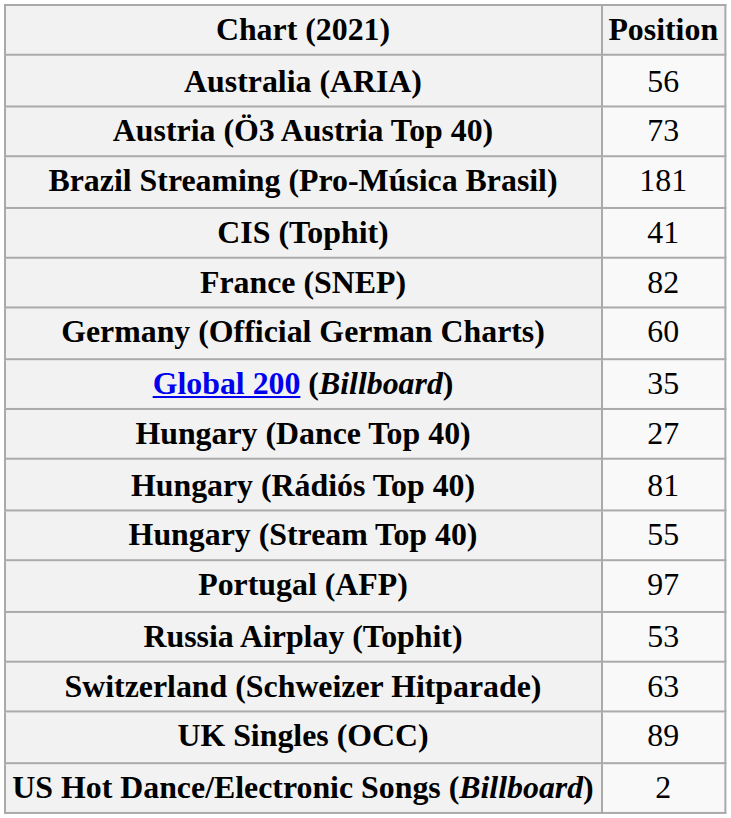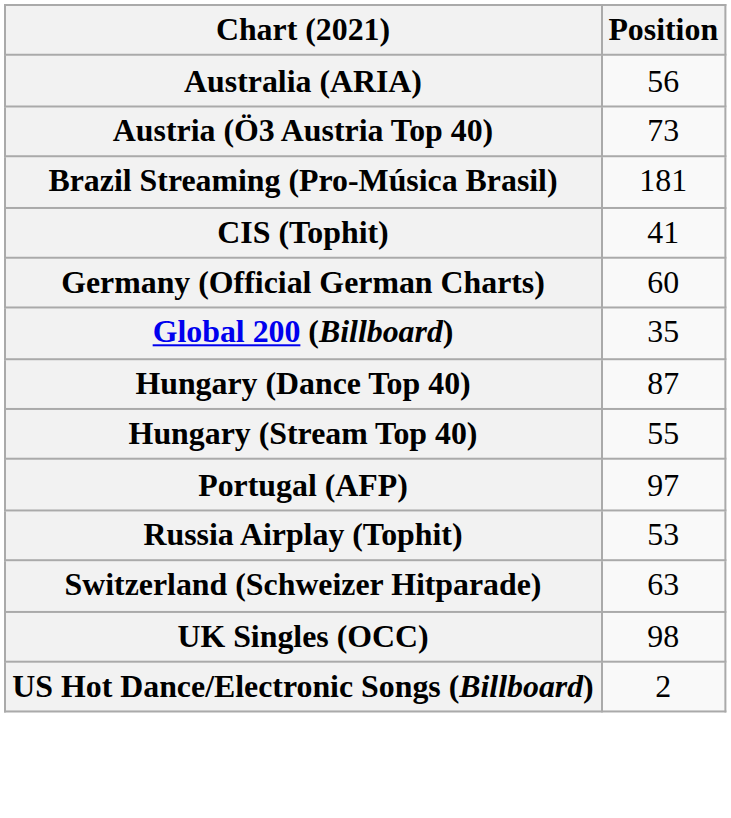- row: (303, 282)
(663, 433) 27 -> (663, 383) 87
- row: (303, 484)
(663, 736) 89 -> (663, 635) 98
